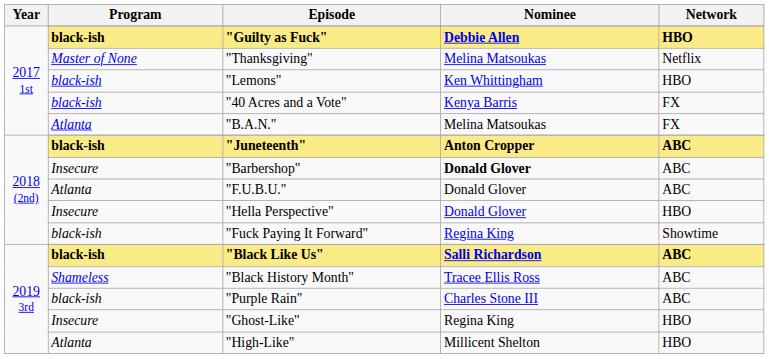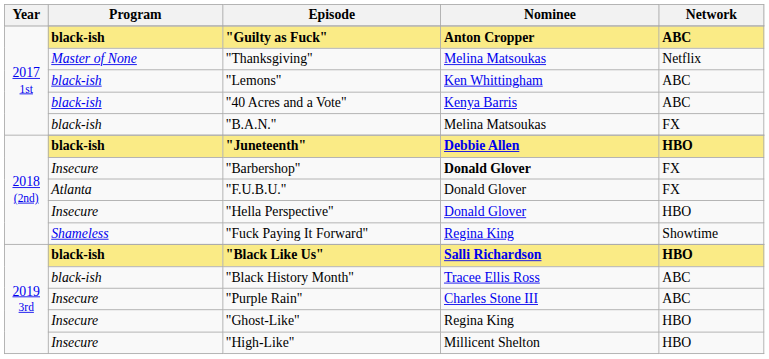(482, 37) Debbie Allen -> (489, 37) Anton Cropper
(678, 37) HBO -> (677, 37) ABC
(677, 80) HBO -> (676, 80) ABC
(671, 102) FX -> (676, 102) ABC
(71, 124) Atlanta -> (76, 124) black-ish
(489, 146) Anton Cropper -> (482, 146) Debbie Allen
(677, 146) ABC -> (678, 146) HBO
(676, 168) ABC -> (671, 168) FX
(676, 189) ABC -> (671, 189) FX
(76, 233) black-ish -> (80, 233) Shameless
(677, 255) ABC -> (678, 255) HBO
(80, 277) Shameless -> (76, 277) black-ish
(76, 299) black-ish -> (75, 299) Insecure
(71, 342) Atlanta -> (75, 342) Insecure
